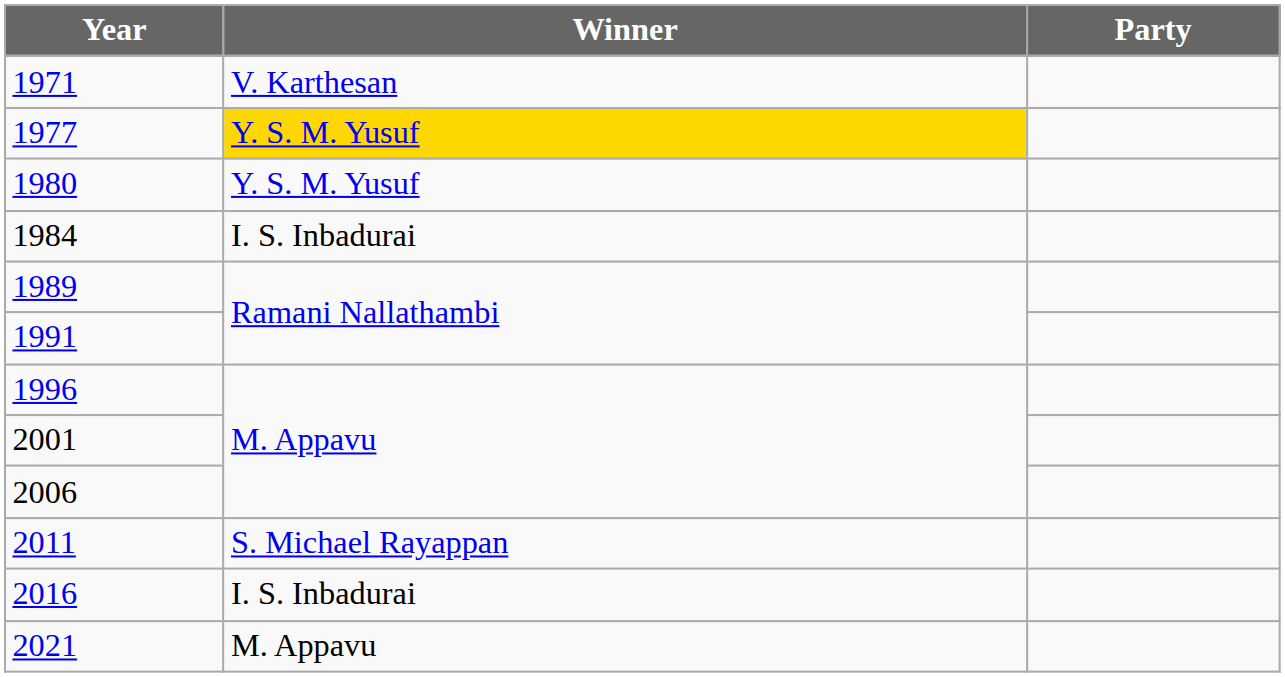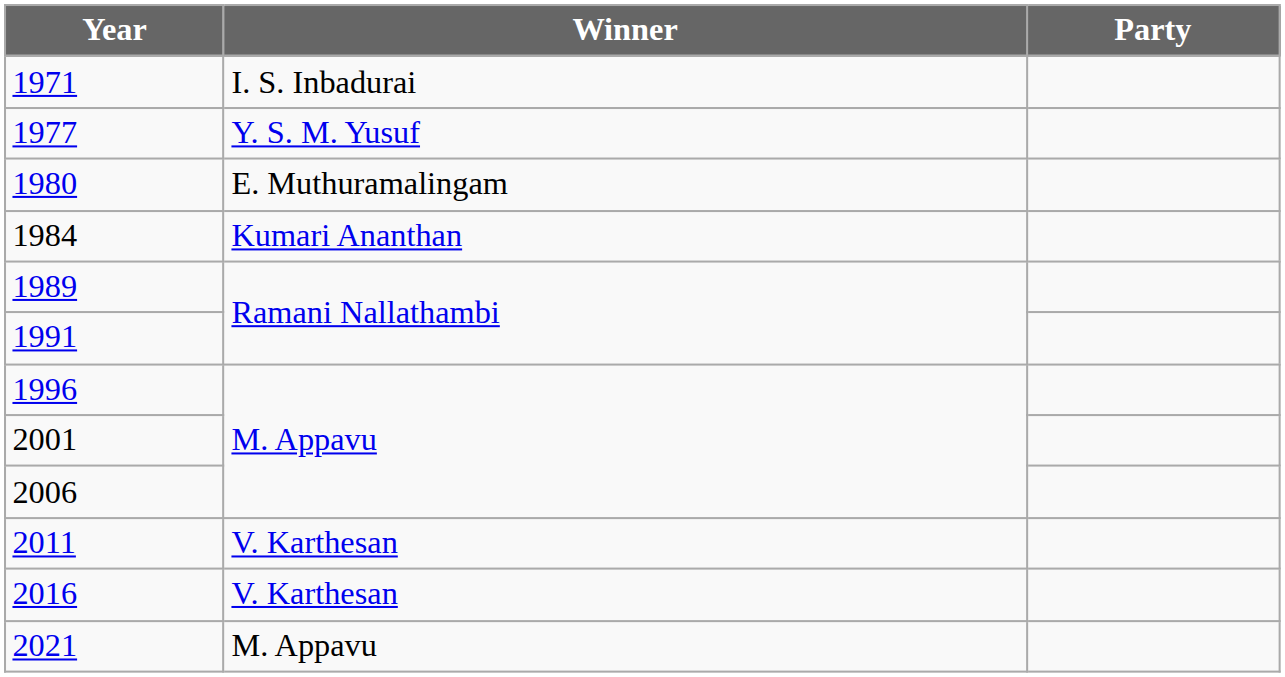(314, 81) V. Karthesan -> (324, 81) I. S. Inbadurai
(325, 132) gold background -> (326, 132) no background
(325, 183) Y. S. M. Yusuf -> (370, 183) E. Muthuramalingam
(323, 235) I. S. Inbadurai -> (347, 235) Kumari Ananthan
(370, 542) S. Michael Rayappan -> (315, 542) V. Karthesan
(323, 593) I. S. Inbadurai -> (315, 593) V. Karthesan
